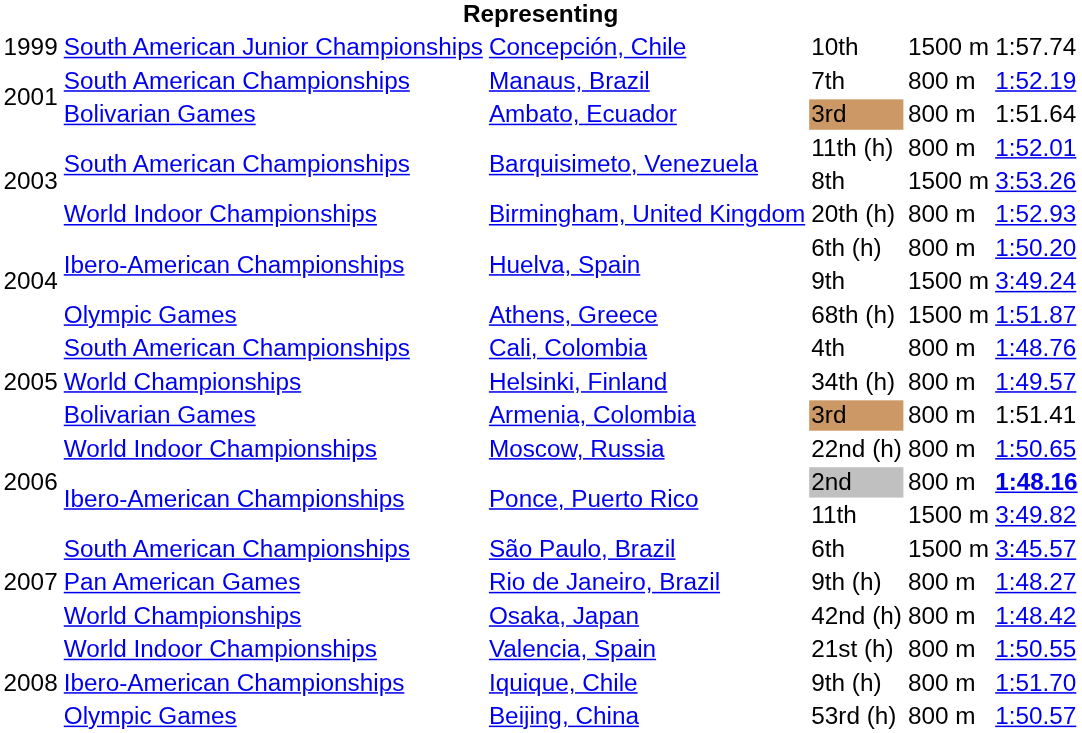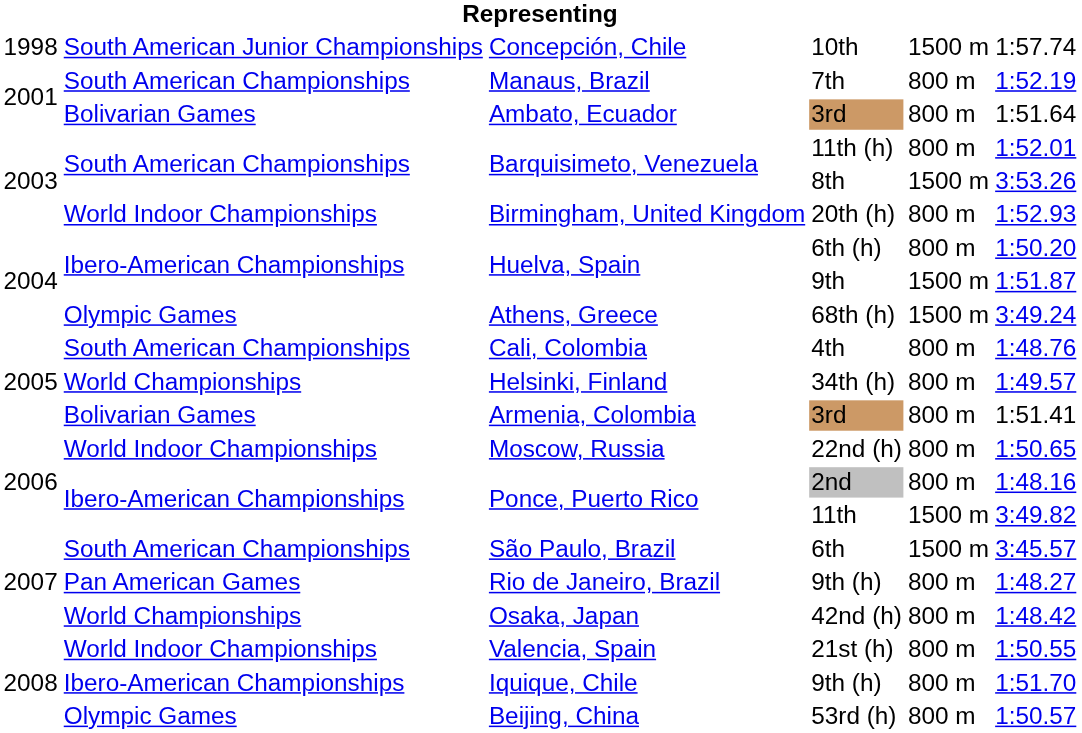(31, 47) 1999 -> (31, 47) 1998
(1036, 281) 3:49.24 -> (1036, 281) 1:51.87
(1036, 314) 1:51.87 -> (1036, 314) 3:49.24
(1036, 482) bold -> (1036, 482) normal
